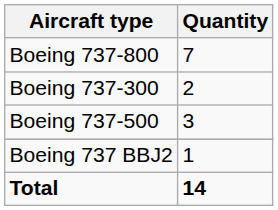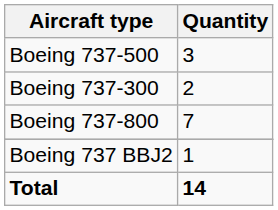rows swapped: (84, 121) <-> (84, 54)
